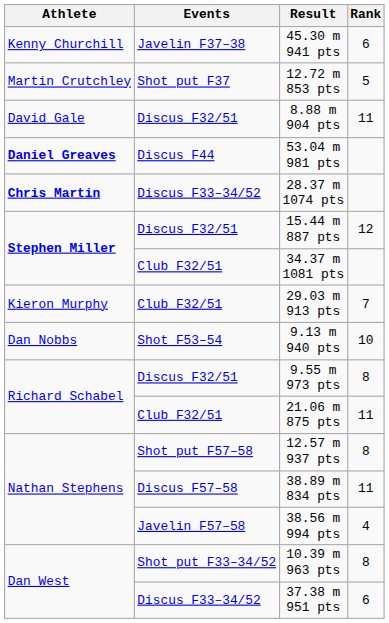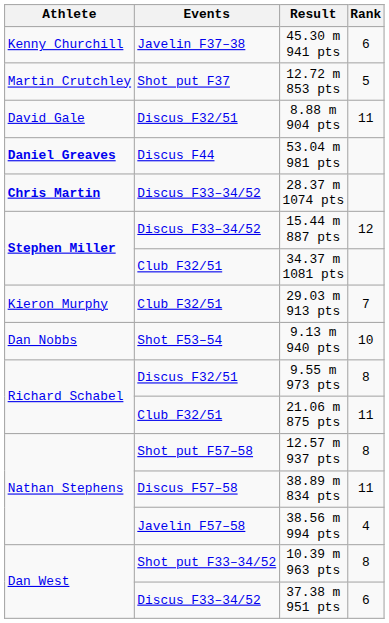(187, 229) Discus F32/51 -> (199, 229) Discus F33–34/52
